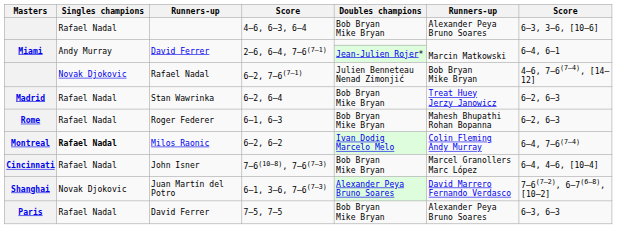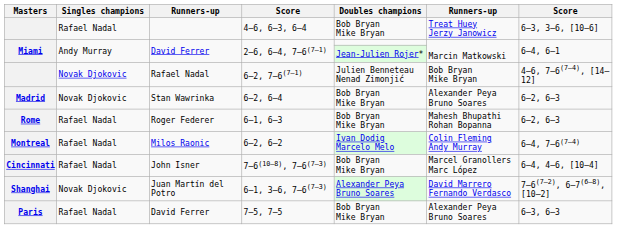(463, 29) Alexander Peya Bruno Soares -> (463, 29) Treat Huey Jerzy Janowicz
(88, 98) Rafael Nadal -> (93, 98) Novak Djokovic
(463, 98) Treat Huey Jerzy Janowicz -> (463, 98) Alexander Peya Bruno Soares
(88, 143) bold -> (88, 143) normal
